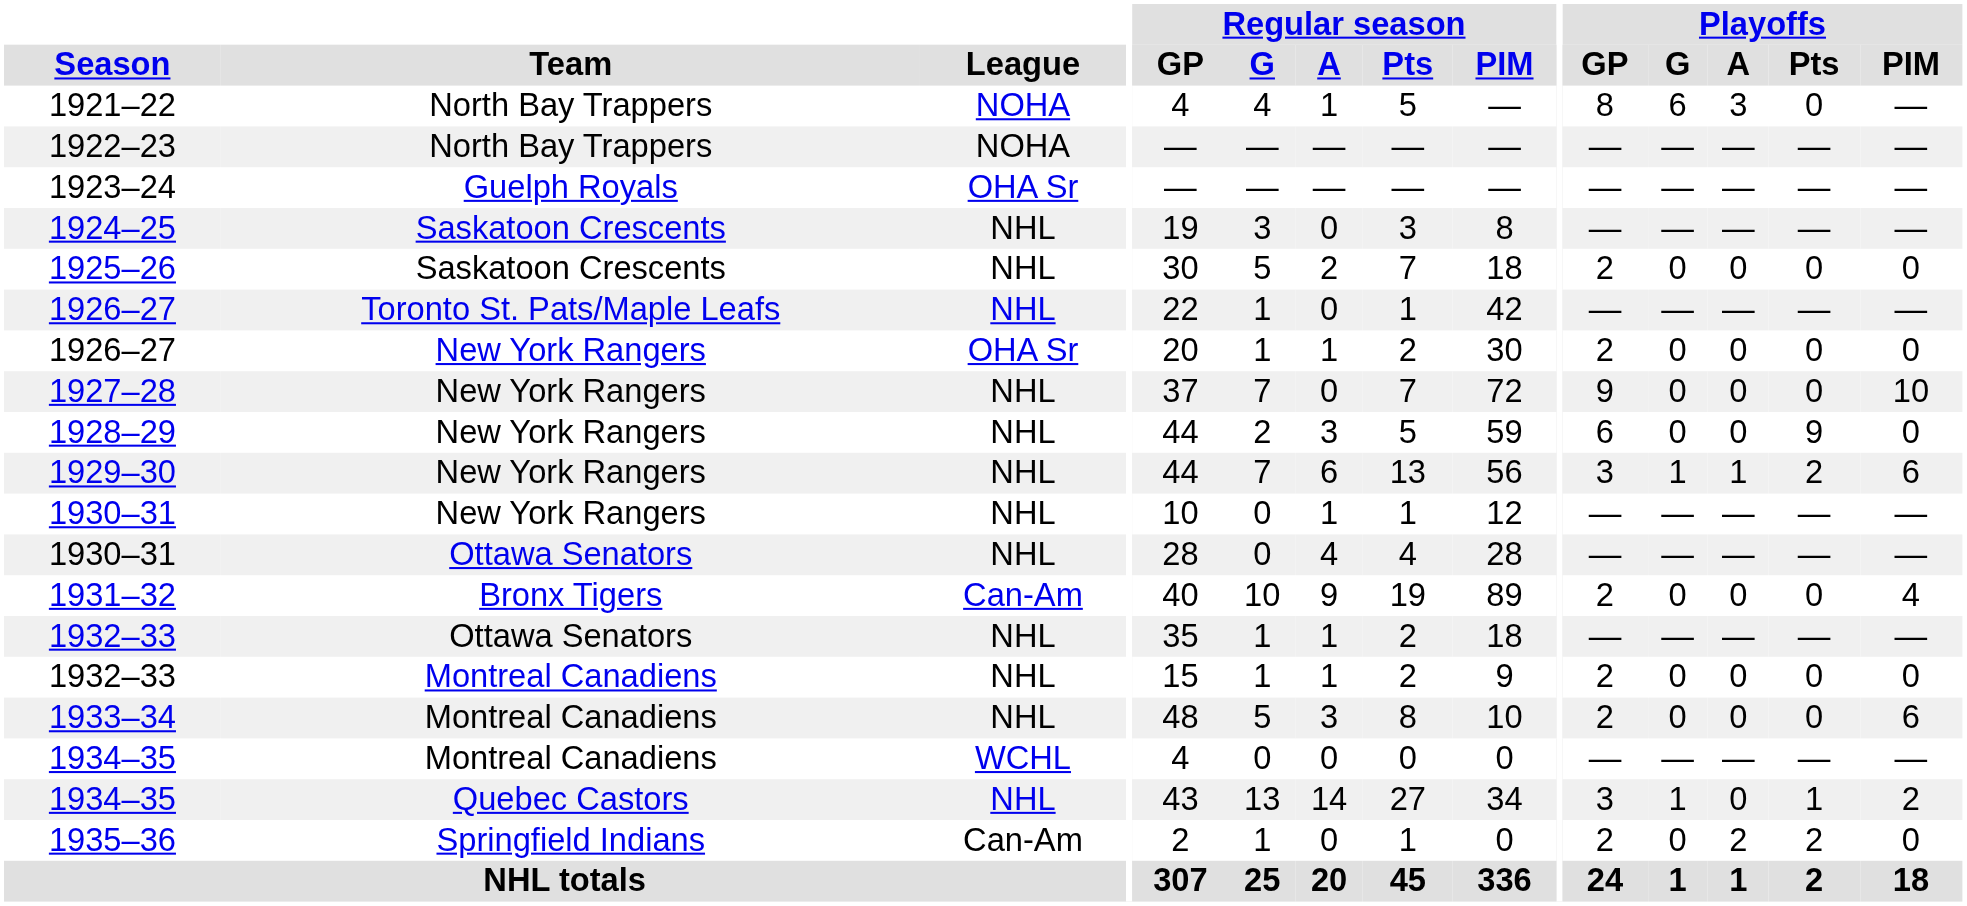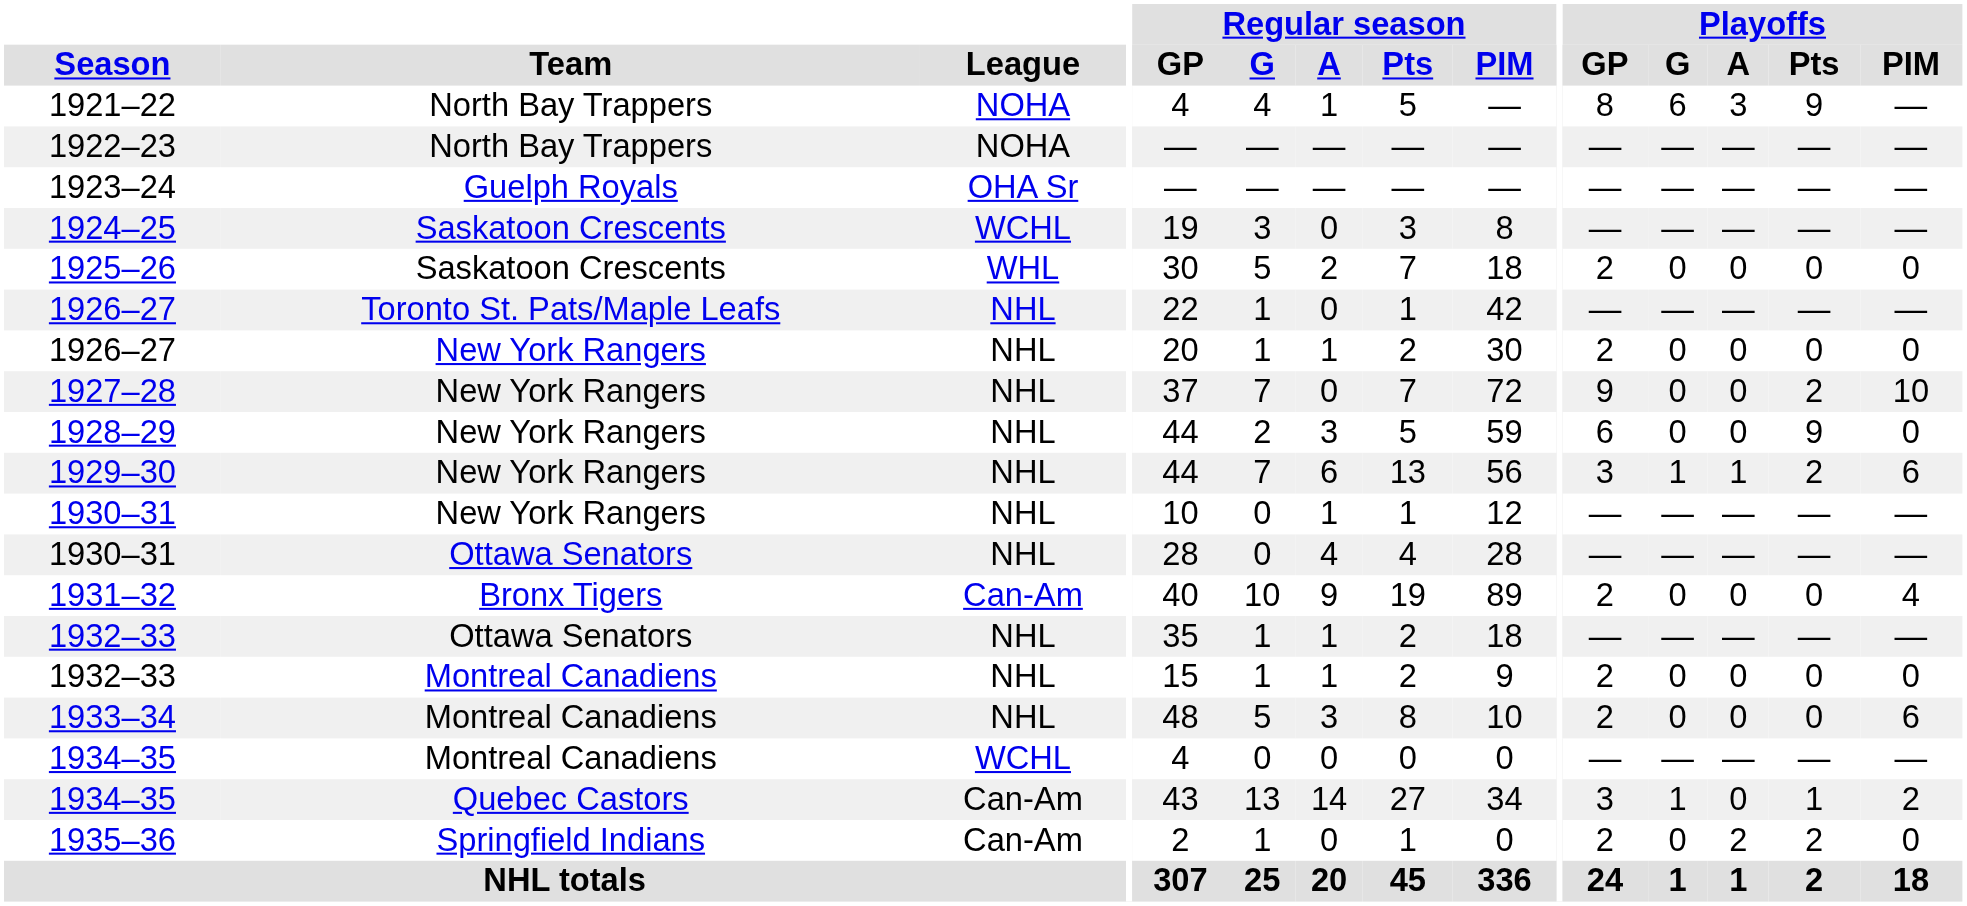(1814, 105) 0 -> (1814, 105) 9
(1023, 227) NHL -> (1023, 227) WCHL
(1023, 268) NHL -> (1023, 268) WHL
(1023, 350) OHA Sr -> (1023, 350) NHL
(1814, 391) 0 -> (1814, 391) 2
(1023, 799) NHL -> (1023, 799) Can-Am
